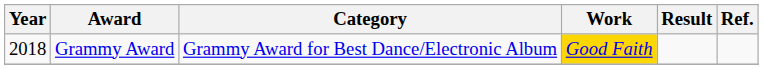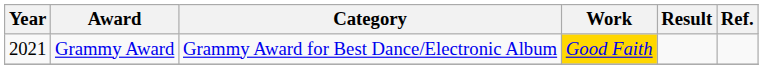(28, 49) 2018 -> (28, 49) 2021
